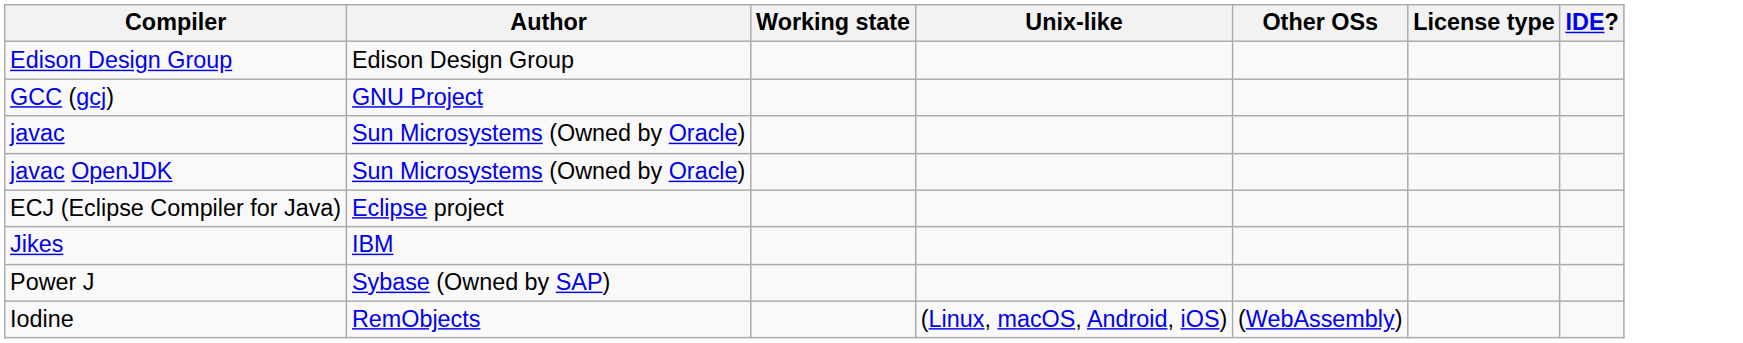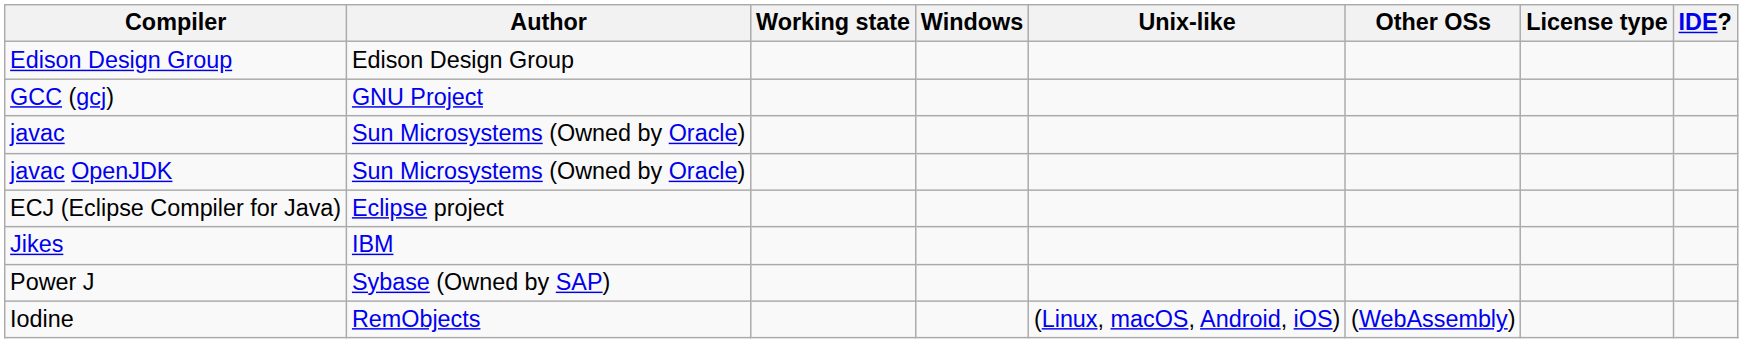+ column: (972, 23)
